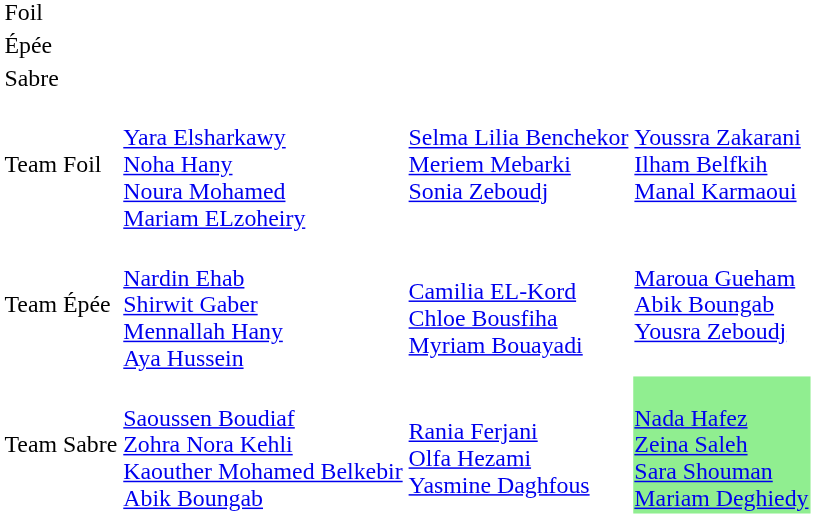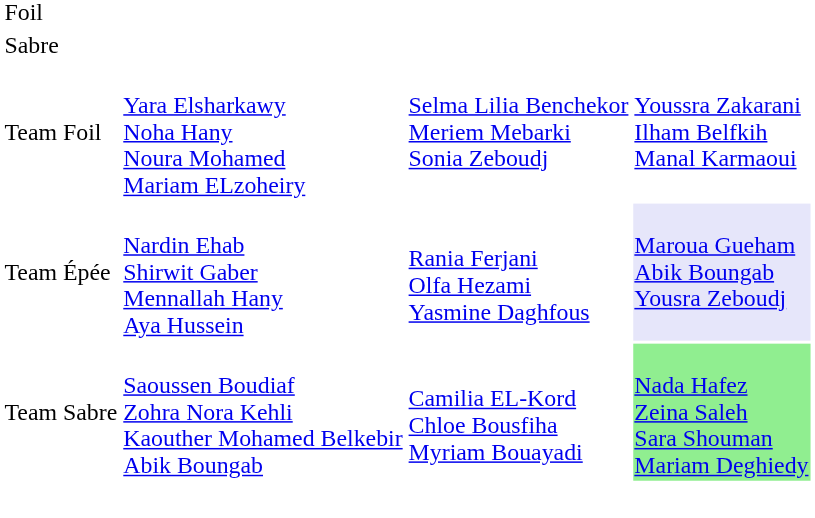- row: (28, 45)
(496, 318) Camilia EL-Kord Chloe Bousfiha Myriam Bouayadi -> (499, 285) Rania Ferjani Olfa Hezami Yasmine Daghfous
(715, 304) no background -> (715, 271) lavender background
(499, 458) Rania Ferjani Olfa Hezami Yasmine Daghfous -> (496, 425) Camilia EL-Kord Chloe Bousfiha Myriam Bouayadi
